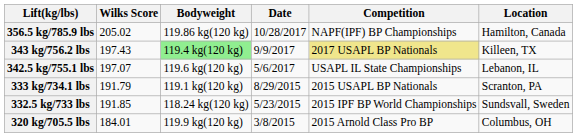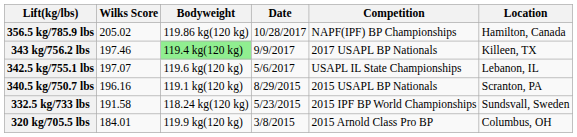(115, 50) 197.43 -> (115, 50) 197.46
(374, 50) khaki background -> (374, 50) no background
+ row: (51, 86)
- row: (51, 86)
(115, 104) 191.85 -> (115, 104) 191.58
